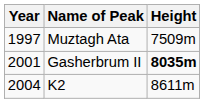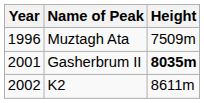(24, 39) 1997 -> (24, 39) 1996
(24, 86) 2004 -> (24, 86) 2002
